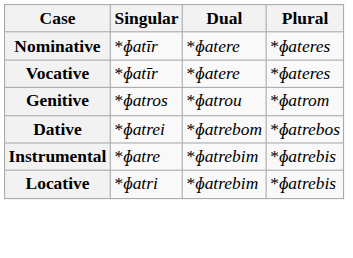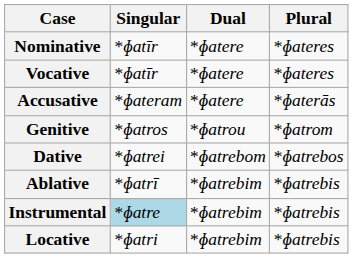+ row: (57, 101)
+ row: (57, 184)
(137, 156) no background -> (137, 211) lightblue background
